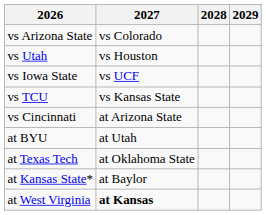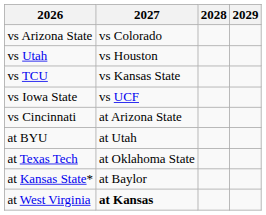rows swapped: (28, 96) <-> (42, 76)
